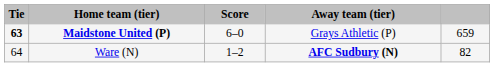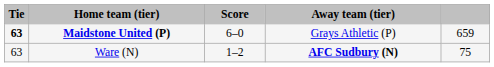(17, 52) 64 -> (17, 52) 63
(465, 52) 82 -> (465, 52) 75
